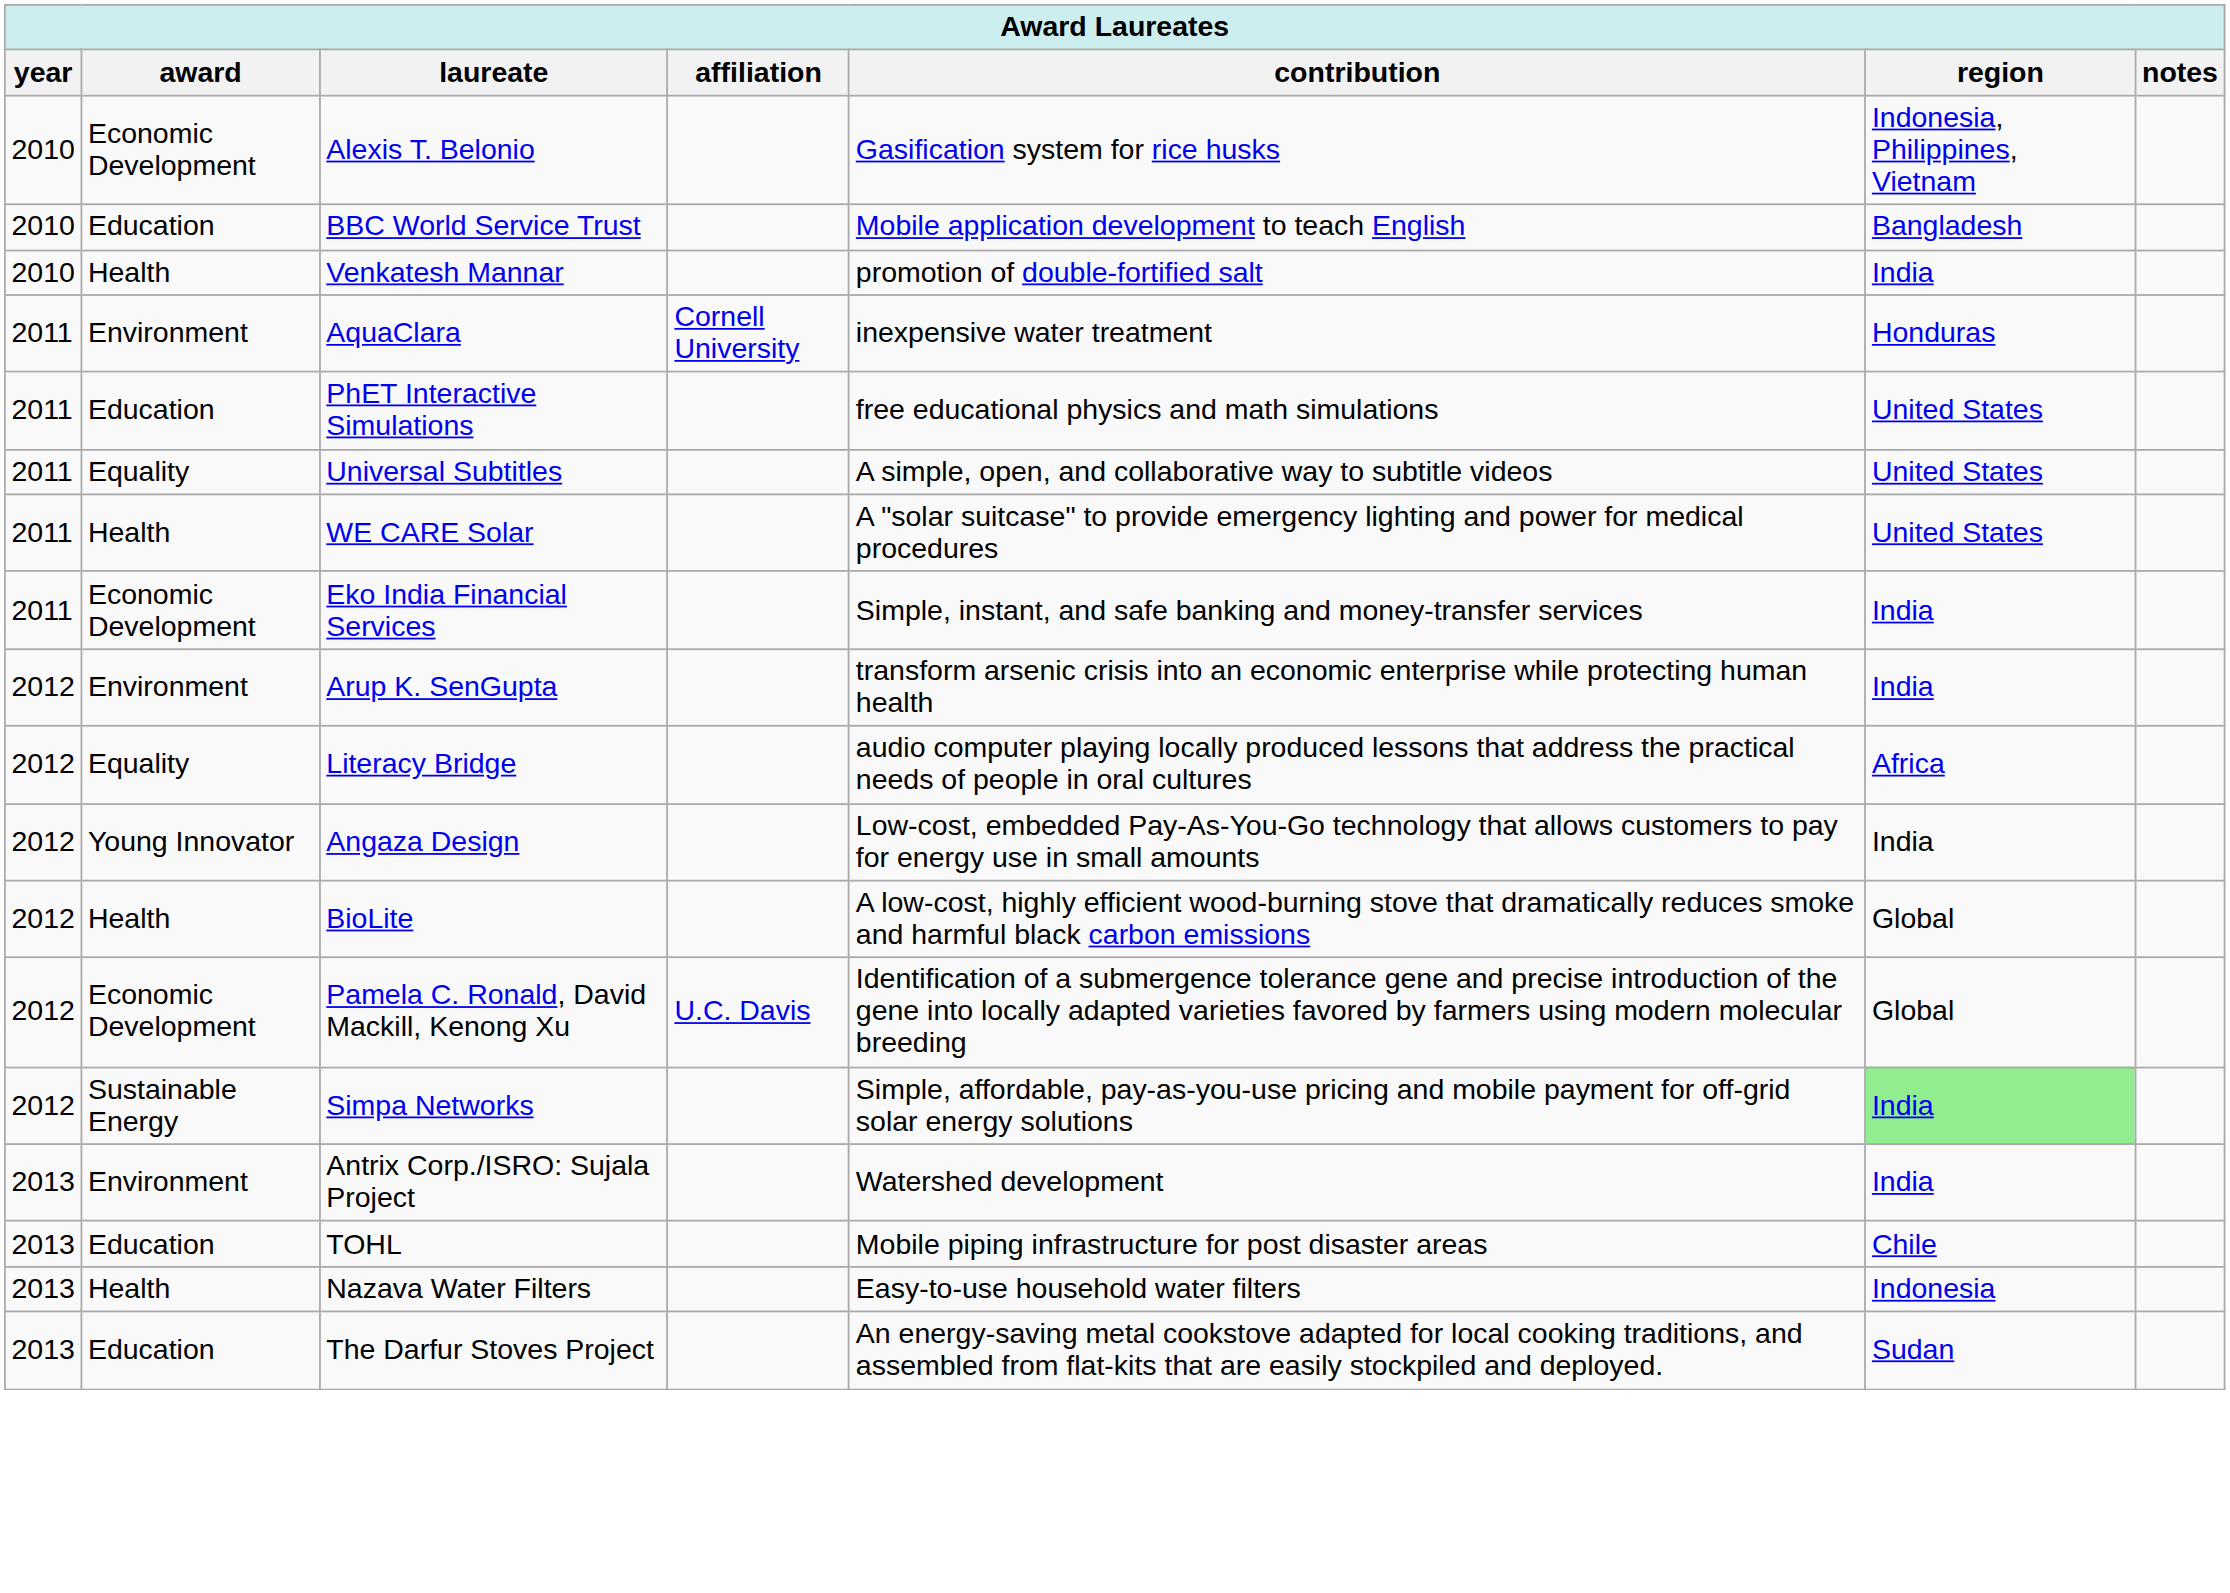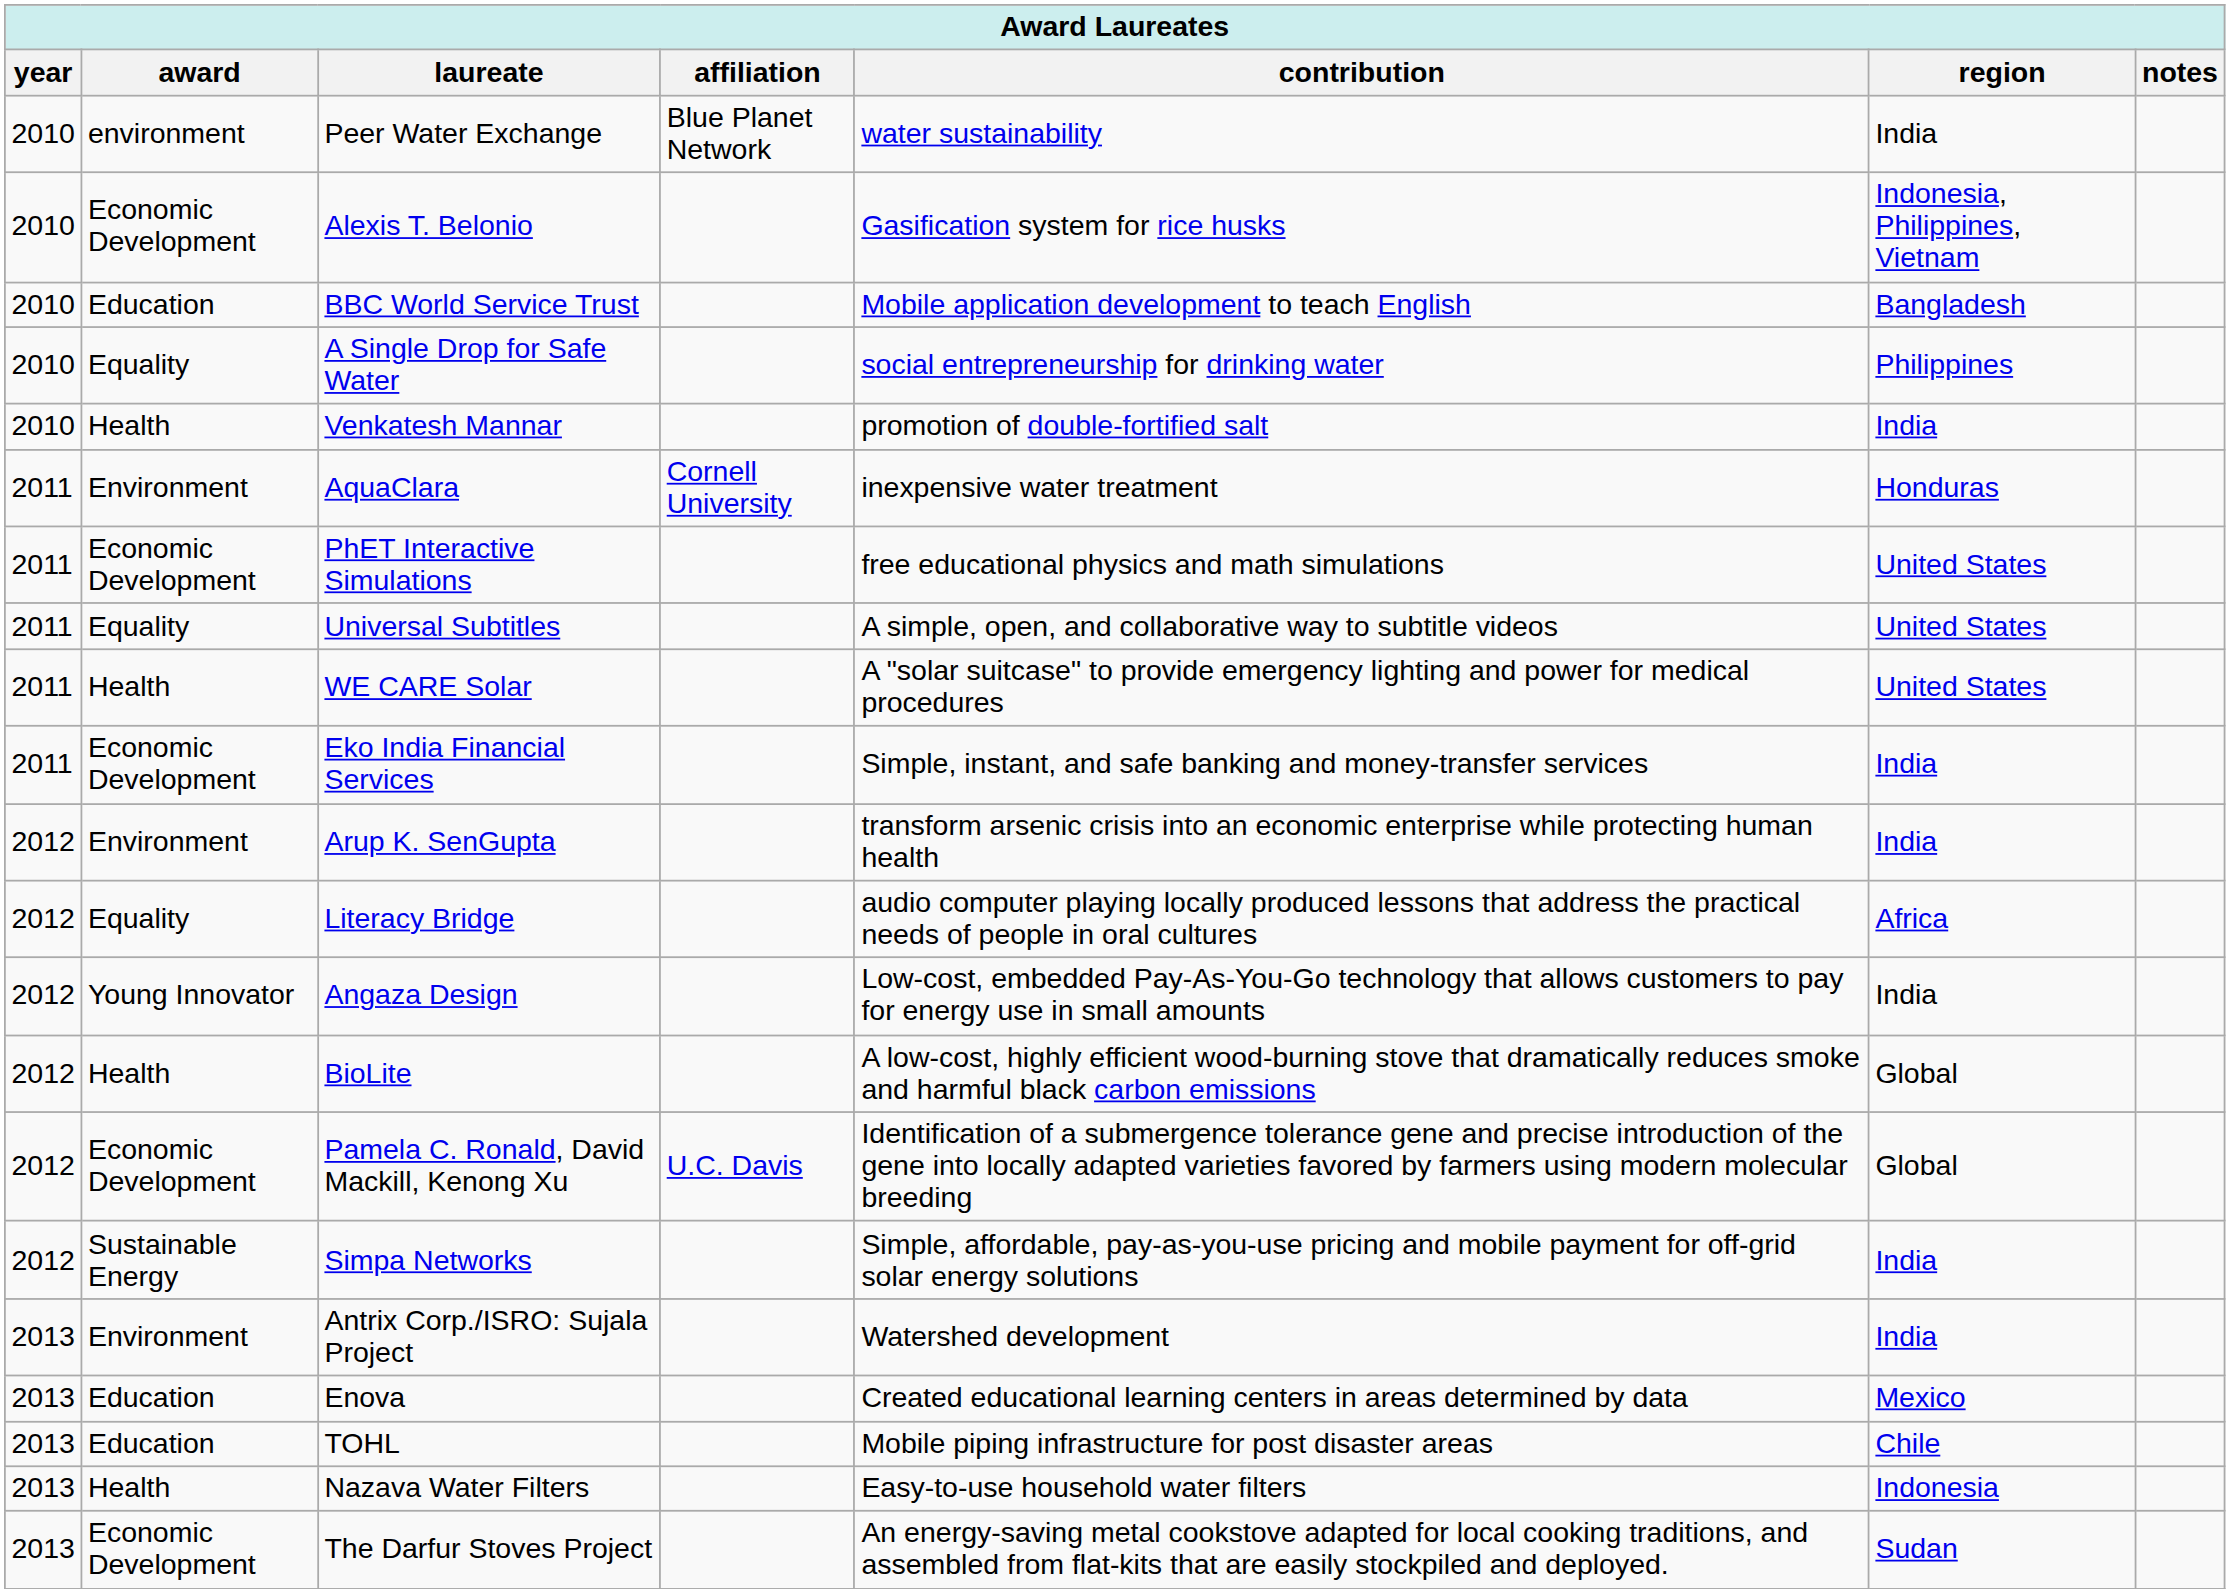+ row: (463, 133)
+ row: (465, 365)
(151, 410) Education -> (172, 564) Economic Development
(1903, 1105) lightgreen background -> (1906, 1259) no background
+ row: (365, 1397)
(151, 1349) Education -> (172, 1549) Economic Development
